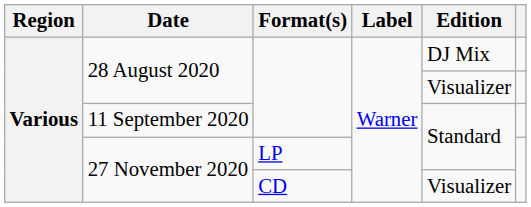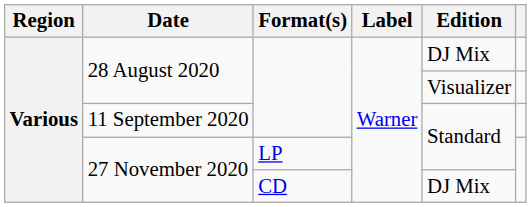(469, 185) Visualizer -> (459, 185) DJ Mix
